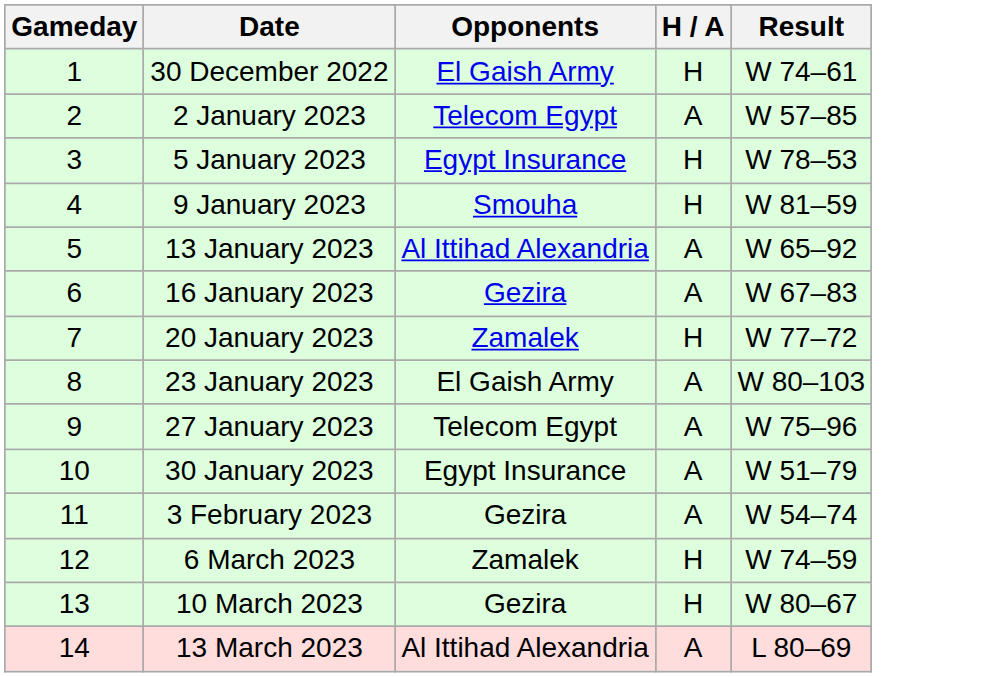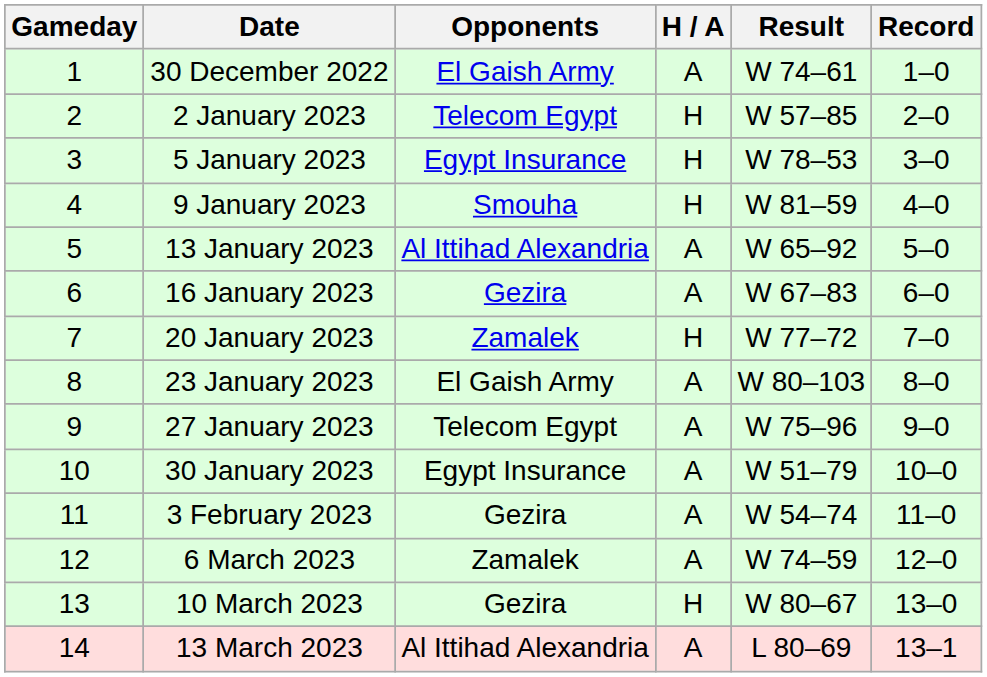+ column: (926, 26)
(693, 71) H -> (693, 71) A
(693, 115) A -> (693, 115) H
(693, 559) H -> (693, 559) A
